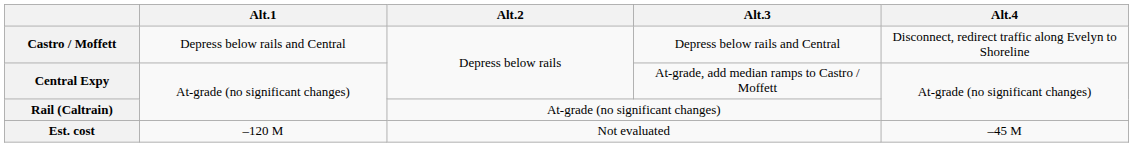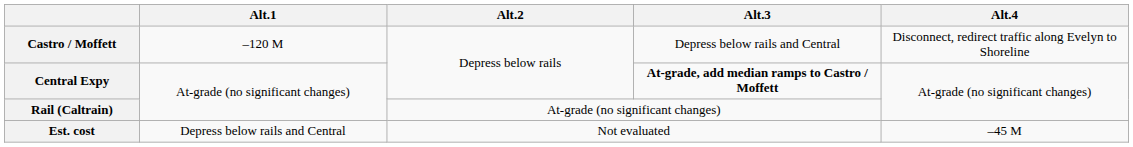(263, 44) Depress below rails and Central -> (263, 44) –120 M
(757, 81) normal -> (757, 81) bold
(263, 131) –120 M -> (263, 131) Depress below rails and Central
